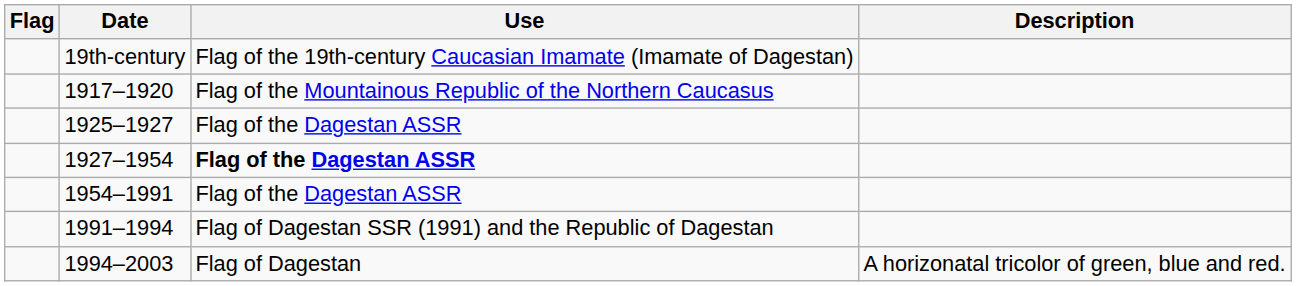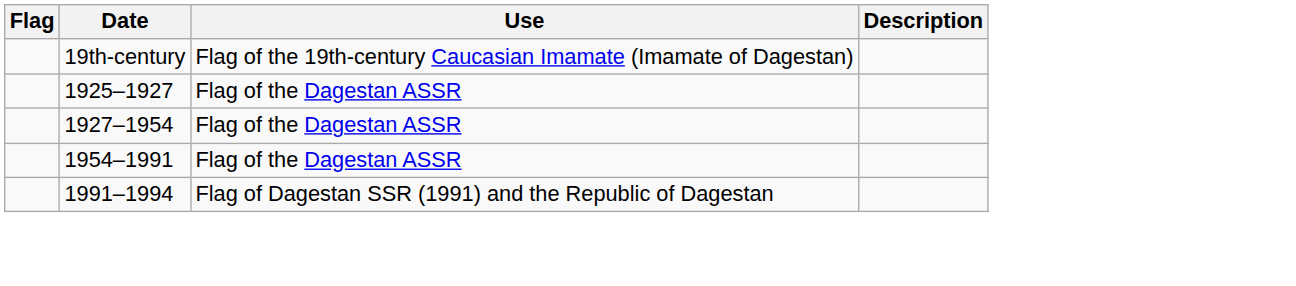- row: (119, 90)
(335, 159) bold -> (328, 125) normal
- row: (119, 263)
